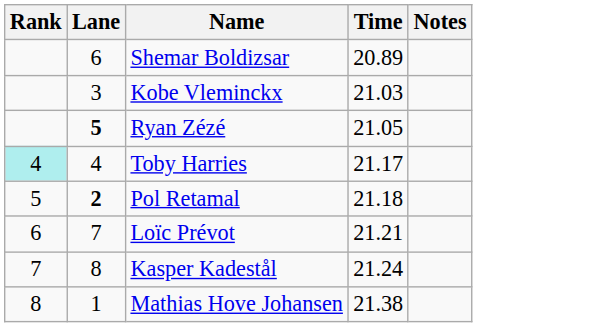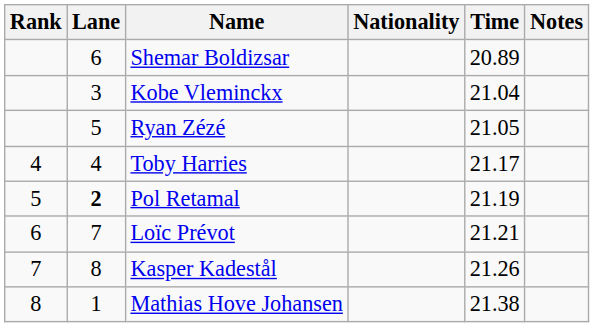+ column: (406, 22)
(378, 92) 21.03 -> (495, 92) 21.04
(96, 127) bold -> (96, 127) normal
(36, 163) paleturquoise background -> (36, 163) no background
(378, 198) 21.18 -> (495, 198) 21.19
(378, 269) 21.24 -> (495, 269) 21.26
